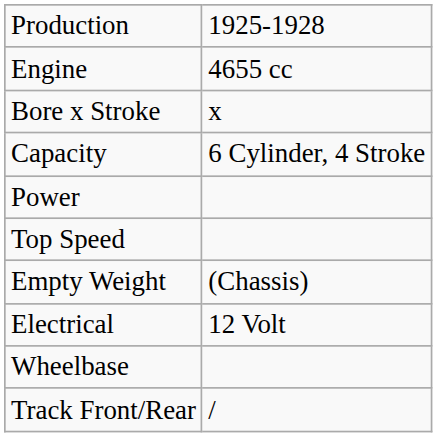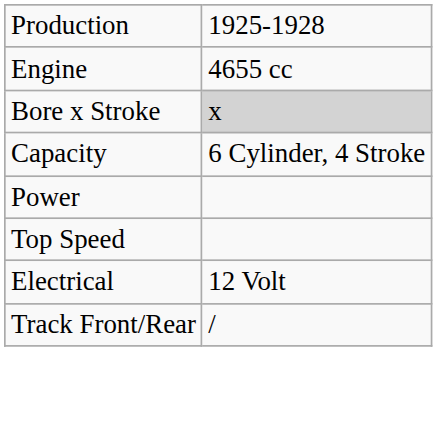(215, 111) no background -> (215, 111) lightgrey background
- row: (88, 281)
- row: (70, 366)
